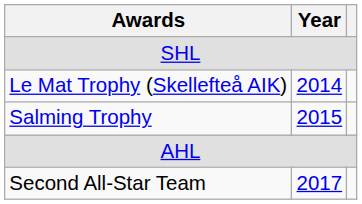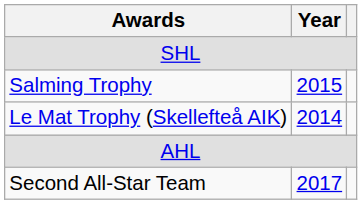rows swapped: (148, 85) <-> (81, 118)
